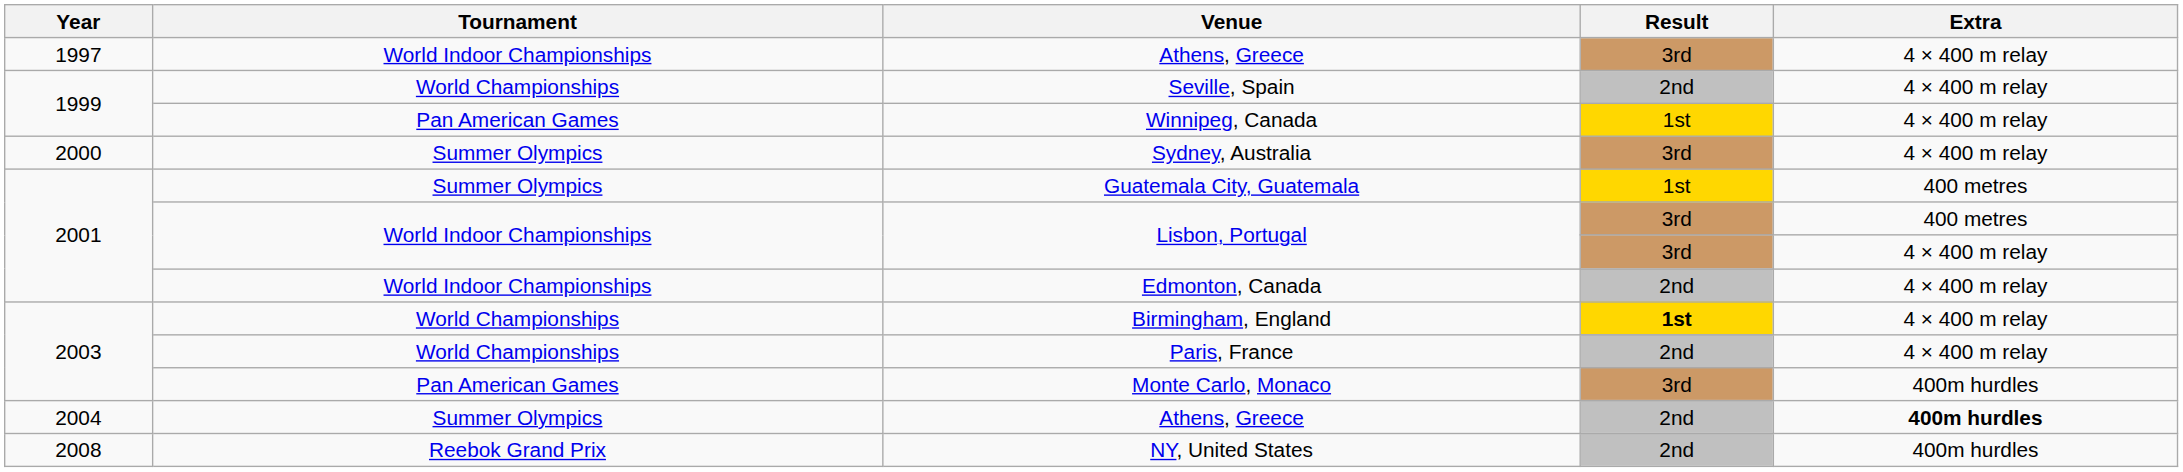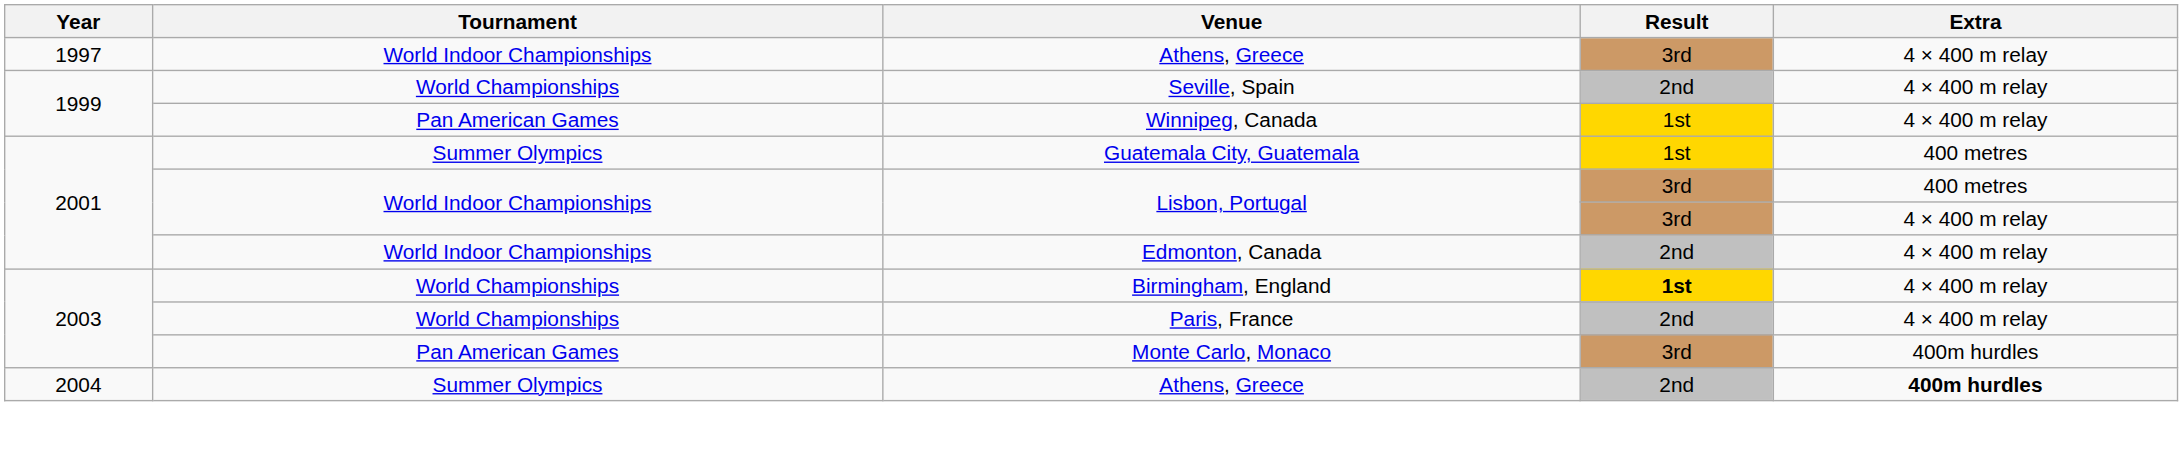- row: (78, 153)
- row: (78, 450)
